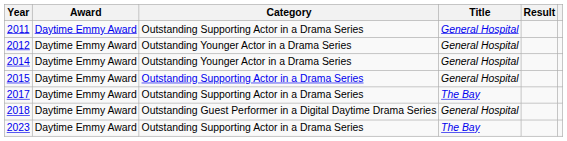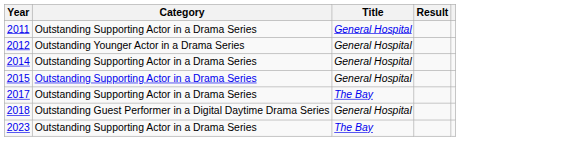- column: (86, 12)
(246, 62) Outstanding Younger Actor in a Drama Series -> (146, 62) Outstanding Supporting Actor in a Drama Series
